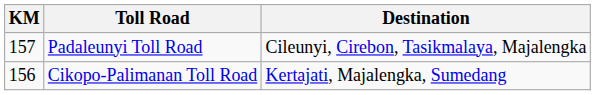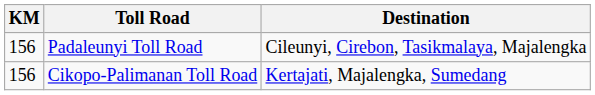(22, 47) 157 -> (22, 47) 156
